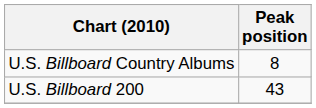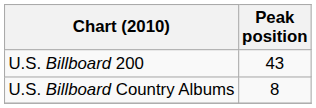rows swapped: (121, 63) <-> (76, 90)
